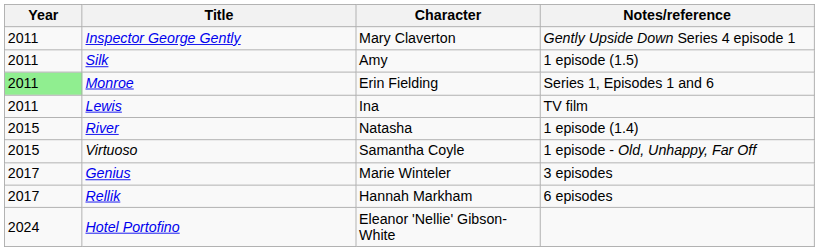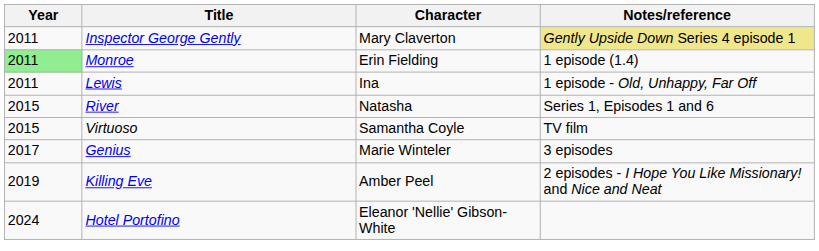(669, 38) no background -> (669, 38) khaki background
- row: (97, 60)
(629, 83) Series 1, Episodes 1 and 6 -> (591, 60) 1 episode (1.4)
(566, 106) TV film -> (650, 83) 1 episode - Old, Unhappy, Far Off
(591, 128) 1 episode (1.4) -> (629, 106) Series 1, Episodes 1 and 6
(650, 151) 1 episode - Old, Unhappy, Far Off -> (566, 128) TV film
- row: (103, 196)
+ row: (119, 181)
